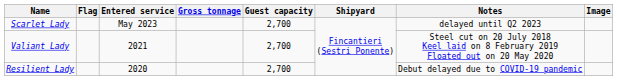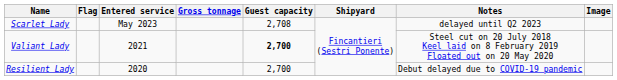(279, 24) 2,700 -> (279, 24) 2,708
(279, 46) normal -> (279, 46) bold
